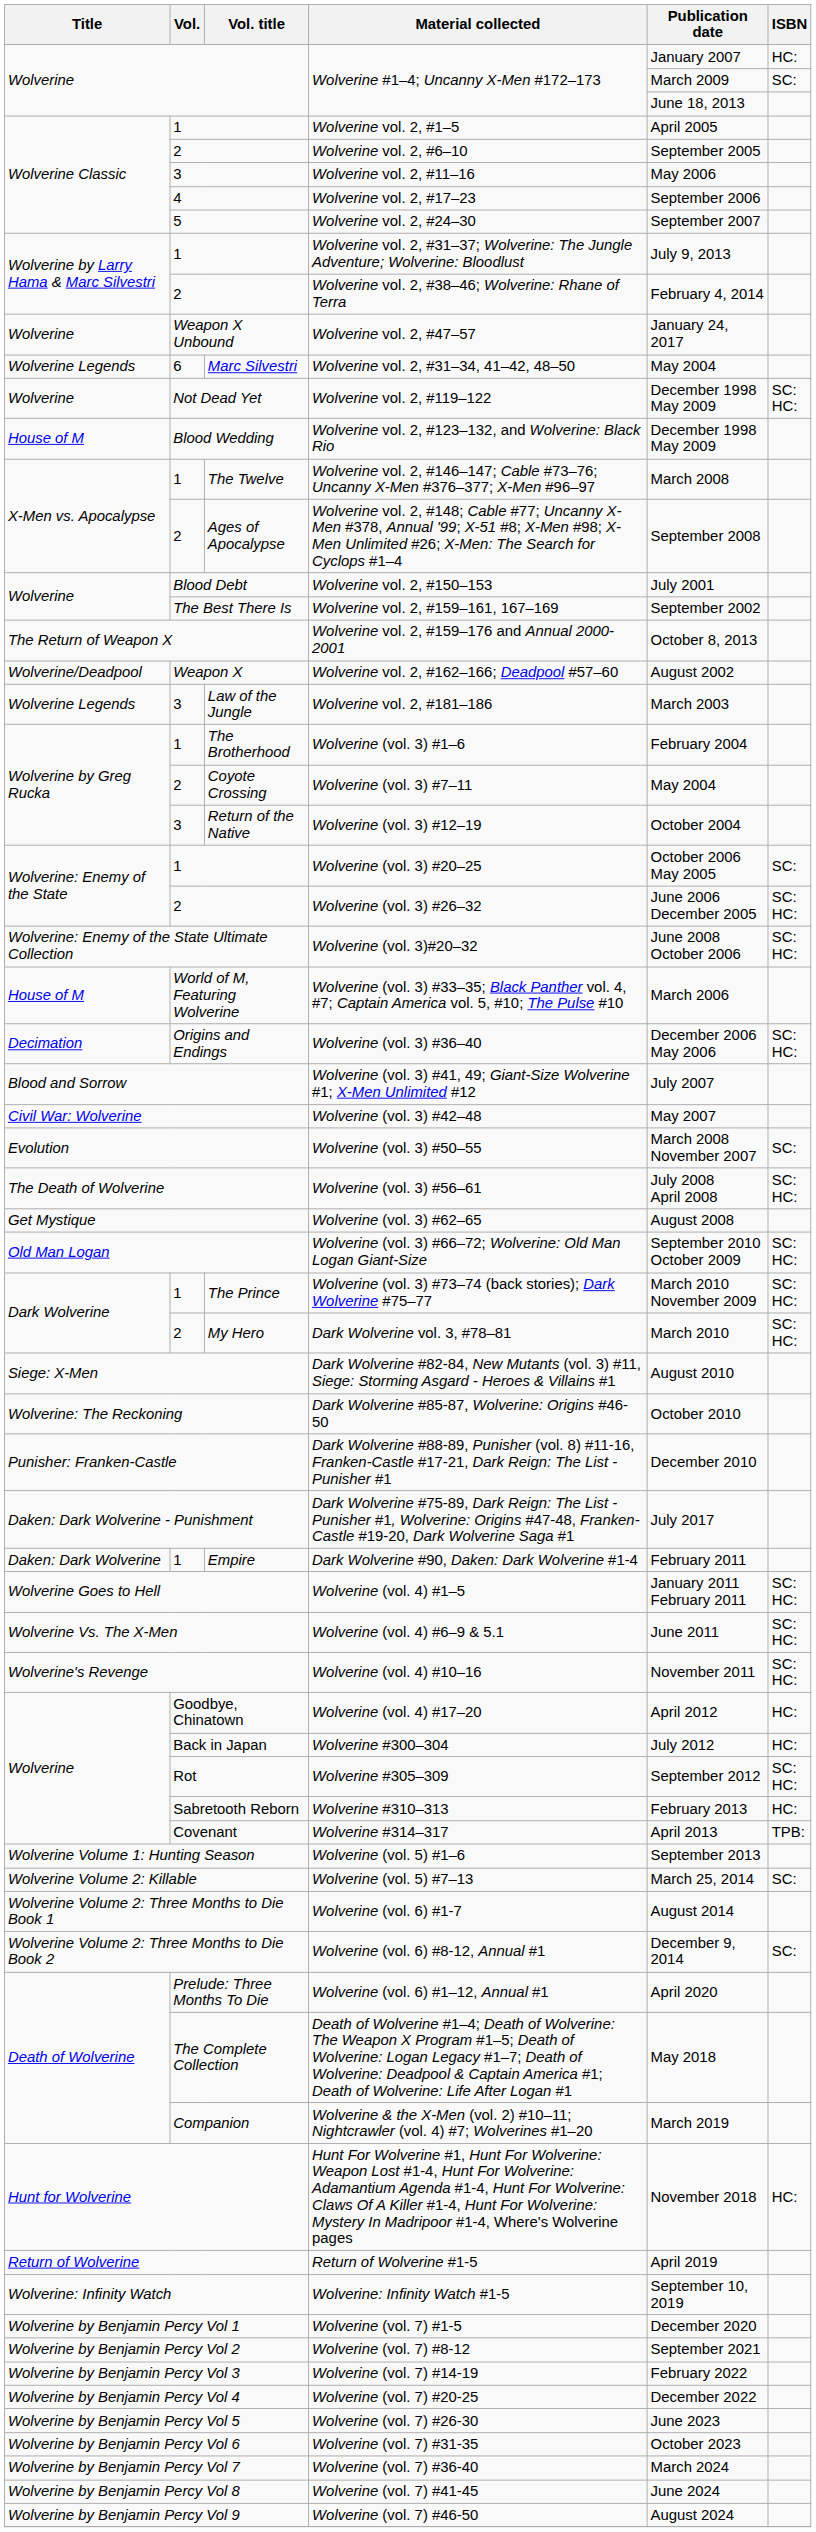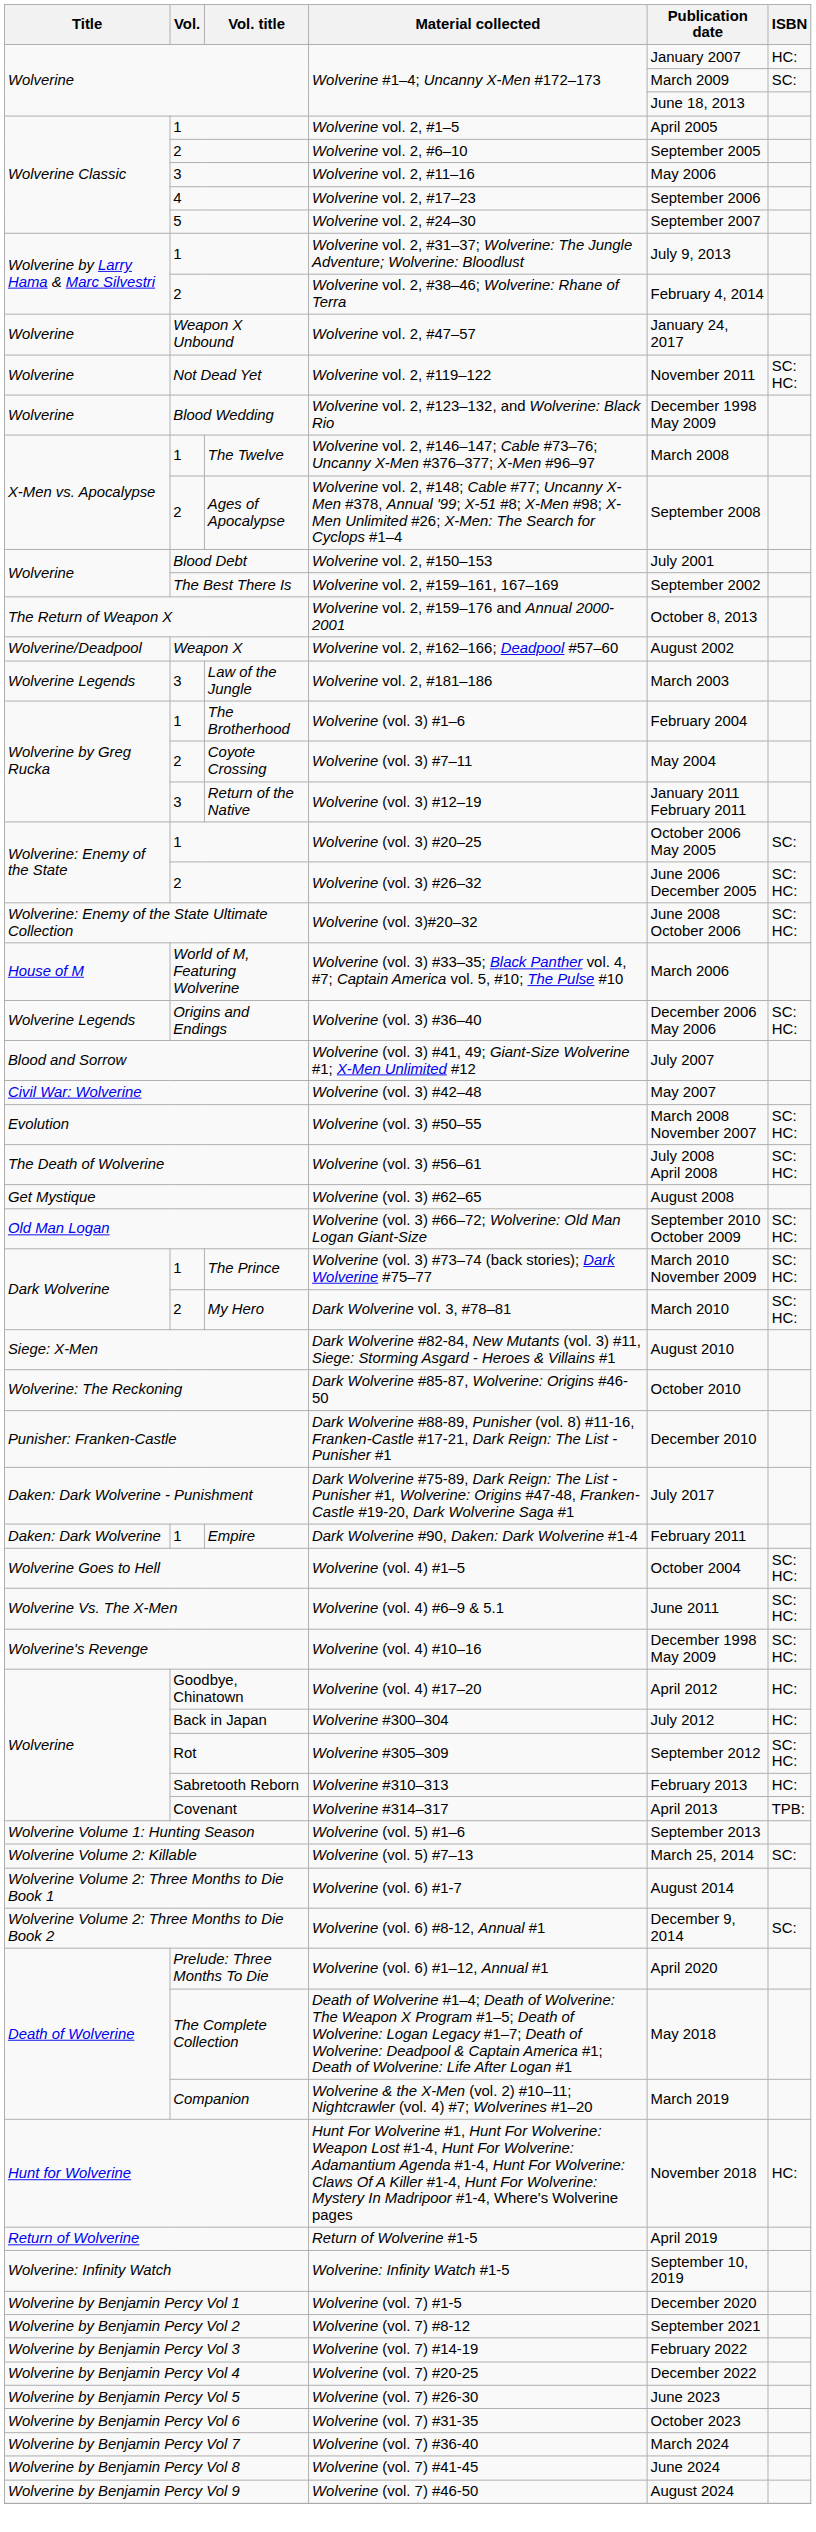- row: (253, 366)
(704, 398) December 1998 May 2009 -> (703, 374) November 2011
(46, 438) House of M -> (41, 415) Wolverine
(696, 825) October 2004 -> (698, 801) January 2011 February 2011
(45, 1043) Decimation -> (72, 1020) Wolverine Legends
(784, 1148) SC: -> (785, 1124) SC: HC:
(698, 1591) January 2011 February 2011 -> (696, 1568) October 2004
(703, 1672) November 2011 -> (704, 1648) December 1998 May 2009
